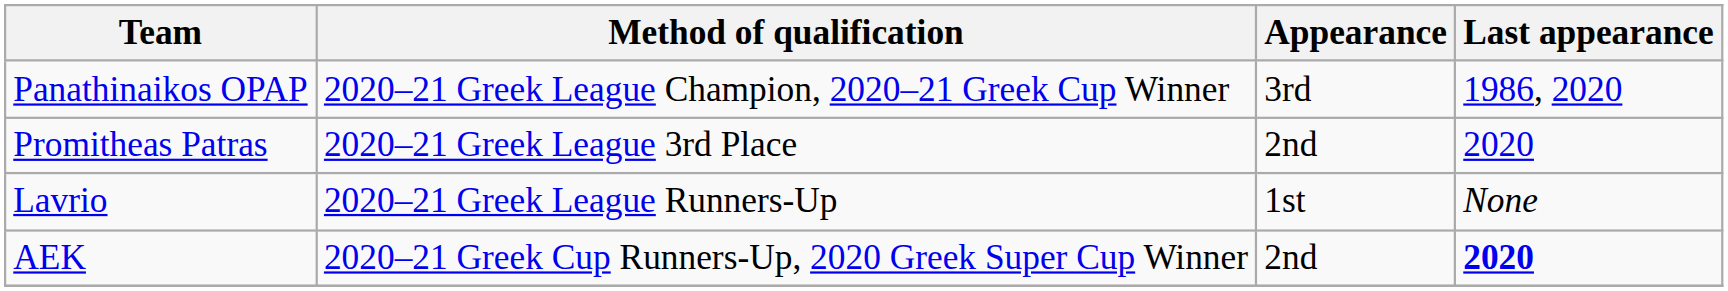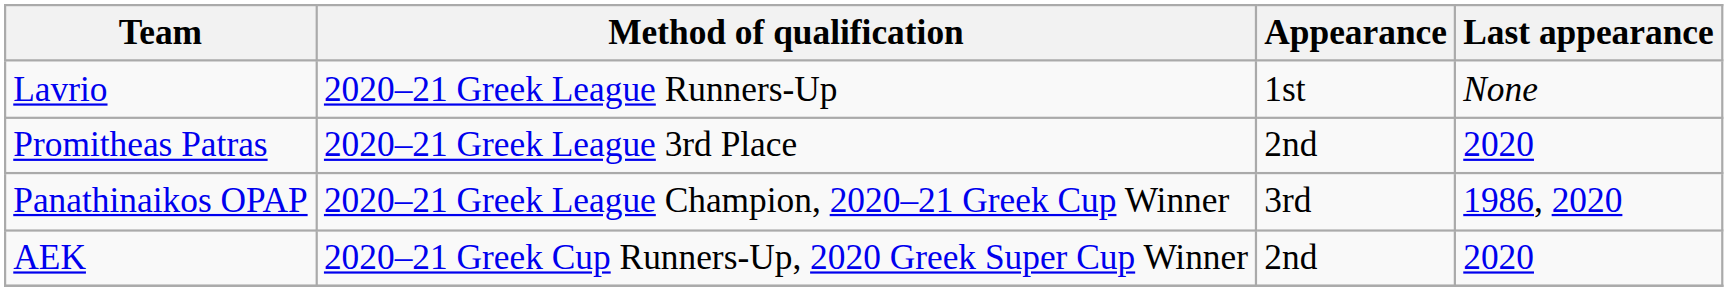rows swapped: (160, 88) <-> (60, 200)
(1499, 256) bold -> (1499, 256) normal
